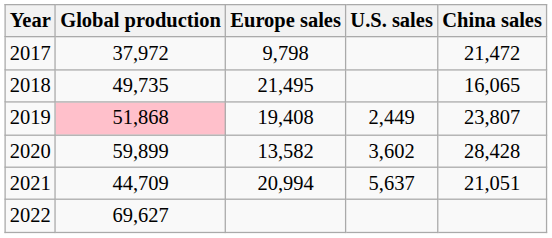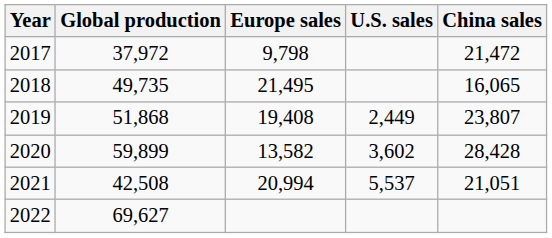(141, 118) pink background -> (141, 118) no background
(141, 183) 44,709 -> (141, 183) 42,508
(392, 183) 5,637 -> (392, 183) 5,537
